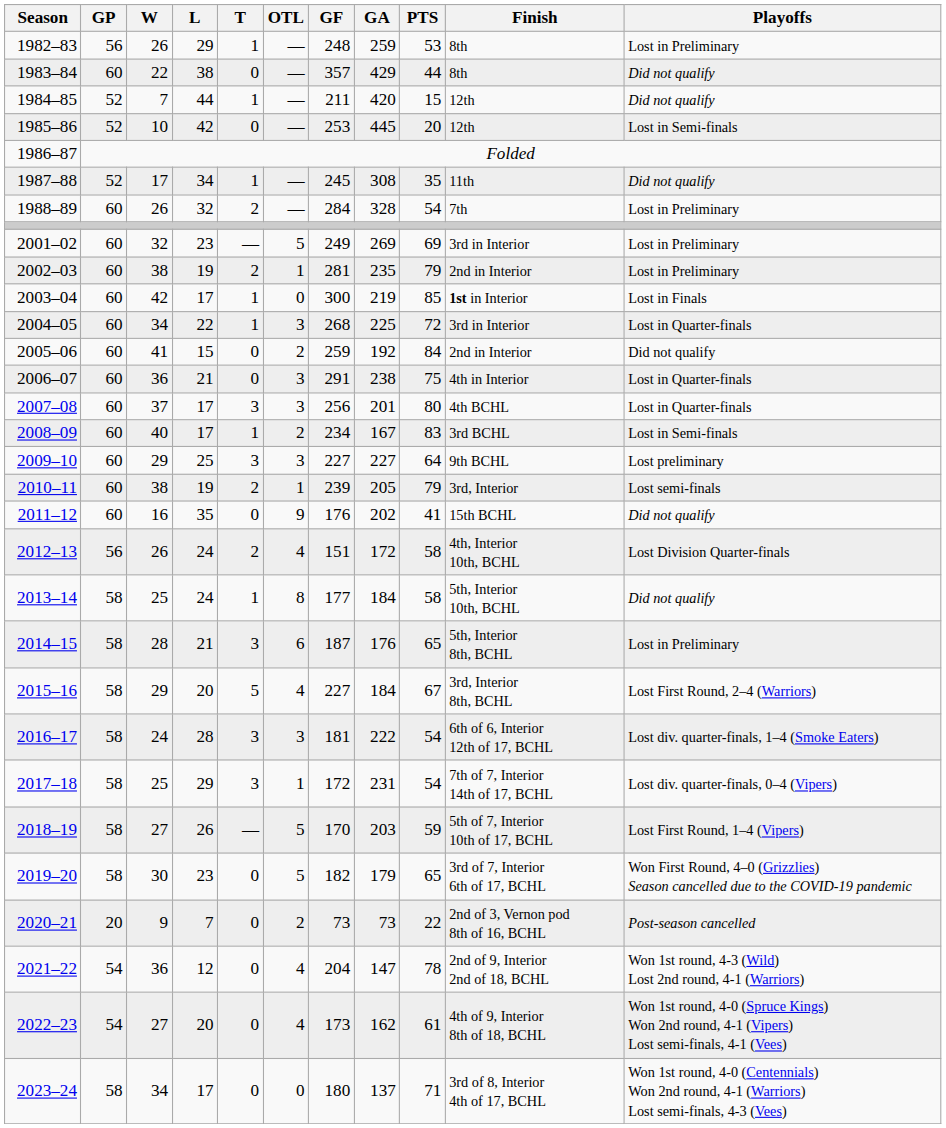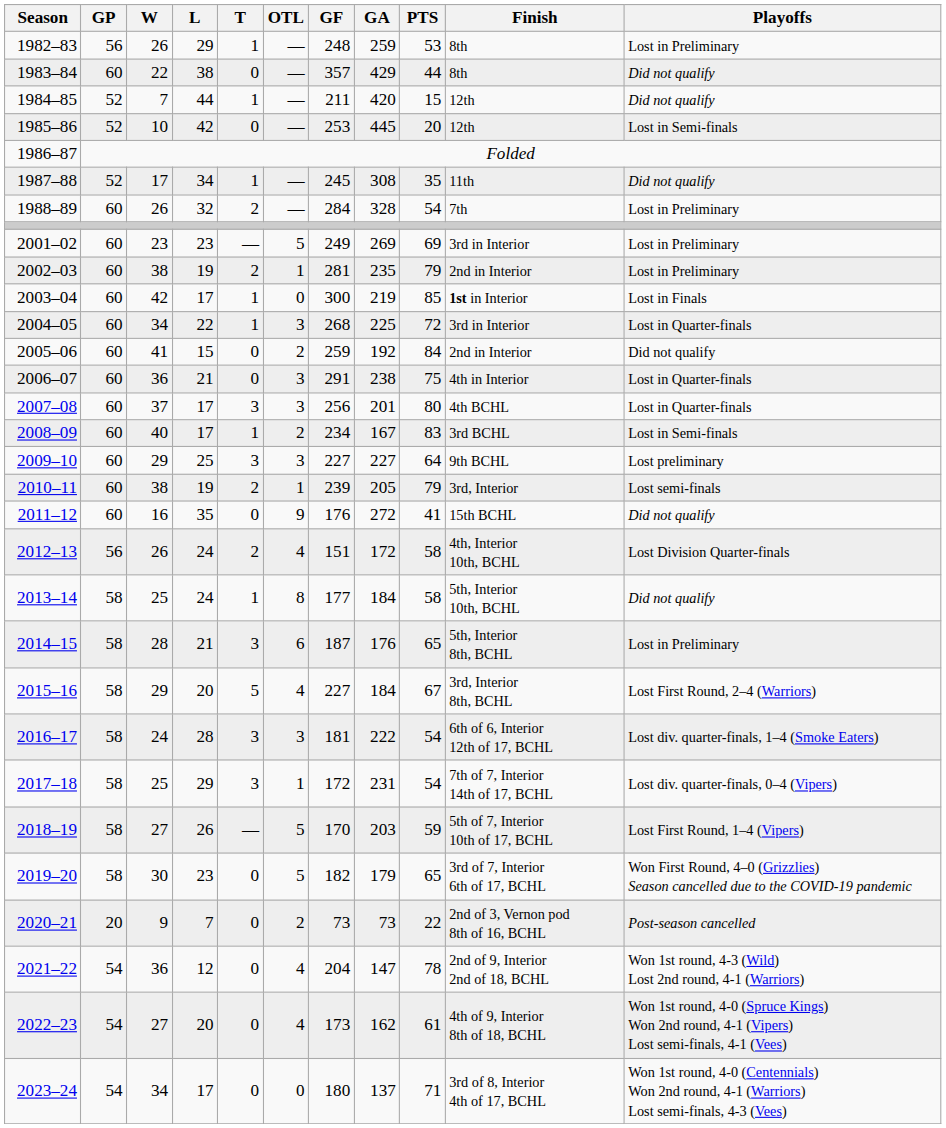(159, 243) 32 -> (159, 243) 23
(383, 514) 202 -> (383, 514) 272
(114, 1090) 58 -> (114, 1090) 54
